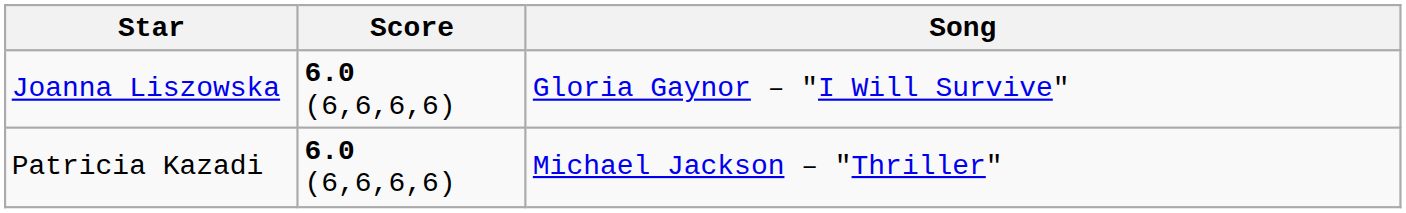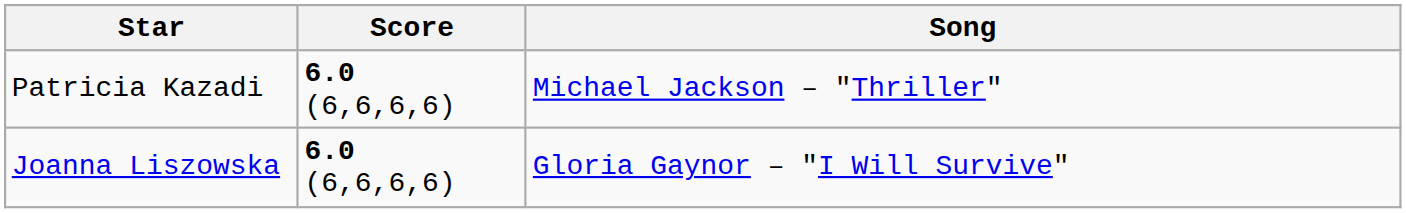rows swapped: (146, 90) <-> (138, 167)
